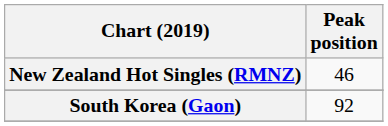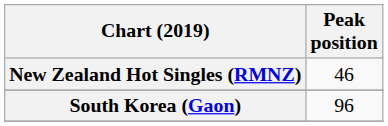(344, 105) 92 -> (344, 105) 96
